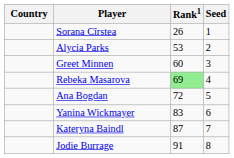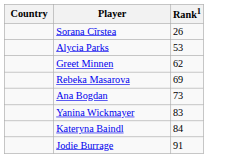- column: (216, 13)
(178, 64) 60 -> (178, 64) 62
(178, 80) lightgreen background -> (178, 80) no background
(178, 96) 72 -> (178, 96) 73
(178, 129) 87 -> (178, 129) 84
